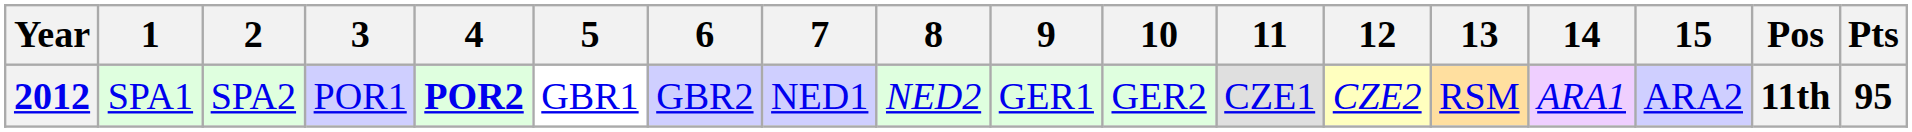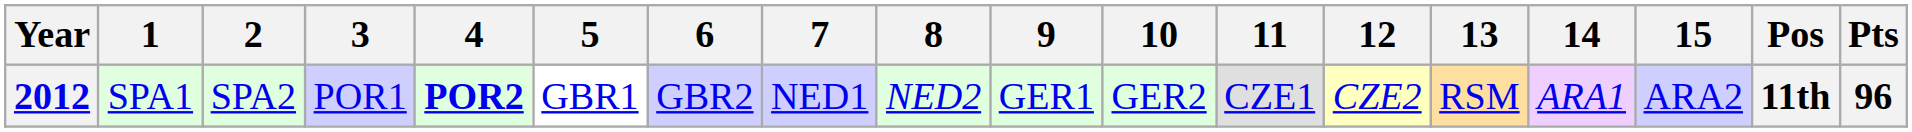(1873, 95) 95 -> (1873, 95) 96
